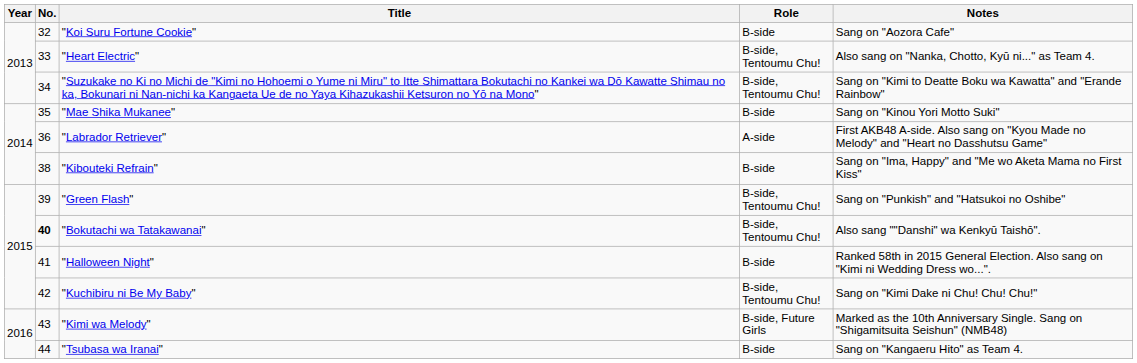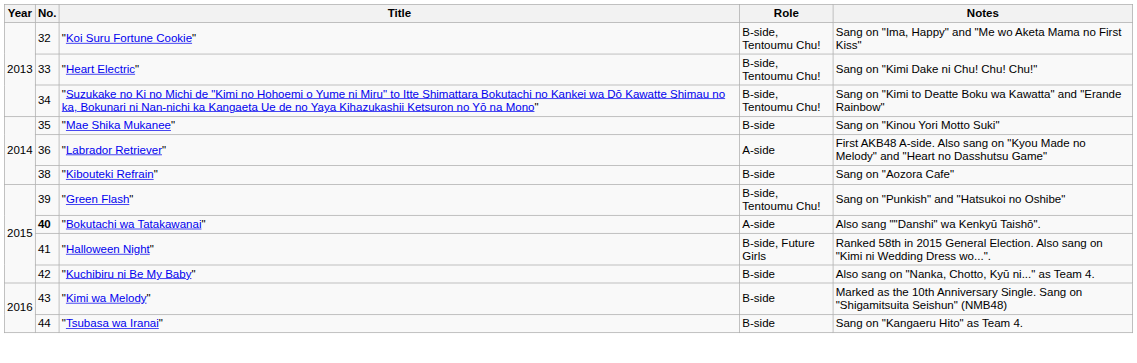(759, 31) B-side -> (781, 38) B-side, Tentoumu Chu!
(895, 31) Sang on "Aozora Cafe" -> (979, 38) Sang on "Ima, Happy" and "Me wo Aketa Mama no First Kiss"
(965, 56) Also sang on "Nanka, Chotto, Kyū ni..." as Team 4. -> (936, 69) Sang on "Kimi Dake ni Chu! Chu! Chu!"
(979, 168) Sang on "Ima, Happy" and "Me wo Aketa Mama no First Kiss" -> (895, 175) Sang on "Aozora Cafe"
(781, 231) B-side, Tentoumu Chu! -> (759, 224) A-side
(759, 262) B-side -> (778, 249) B-side, Future Girls
(781, 293) B-side, Tentoumu Chu! -> (759, 274) B-side
(936, 293) Sang on "Kimi Dake ni Chu! Chu! Chu!" -> (965, 274) Also sang on "Nanka, Chotto, Kyū ni..." as Team 4.
(778, 324) B-side, Future Girls -> (759, 298) B-side
